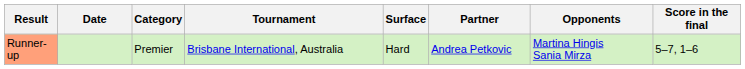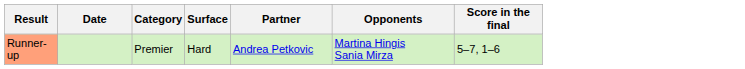- column: (284, 19)
